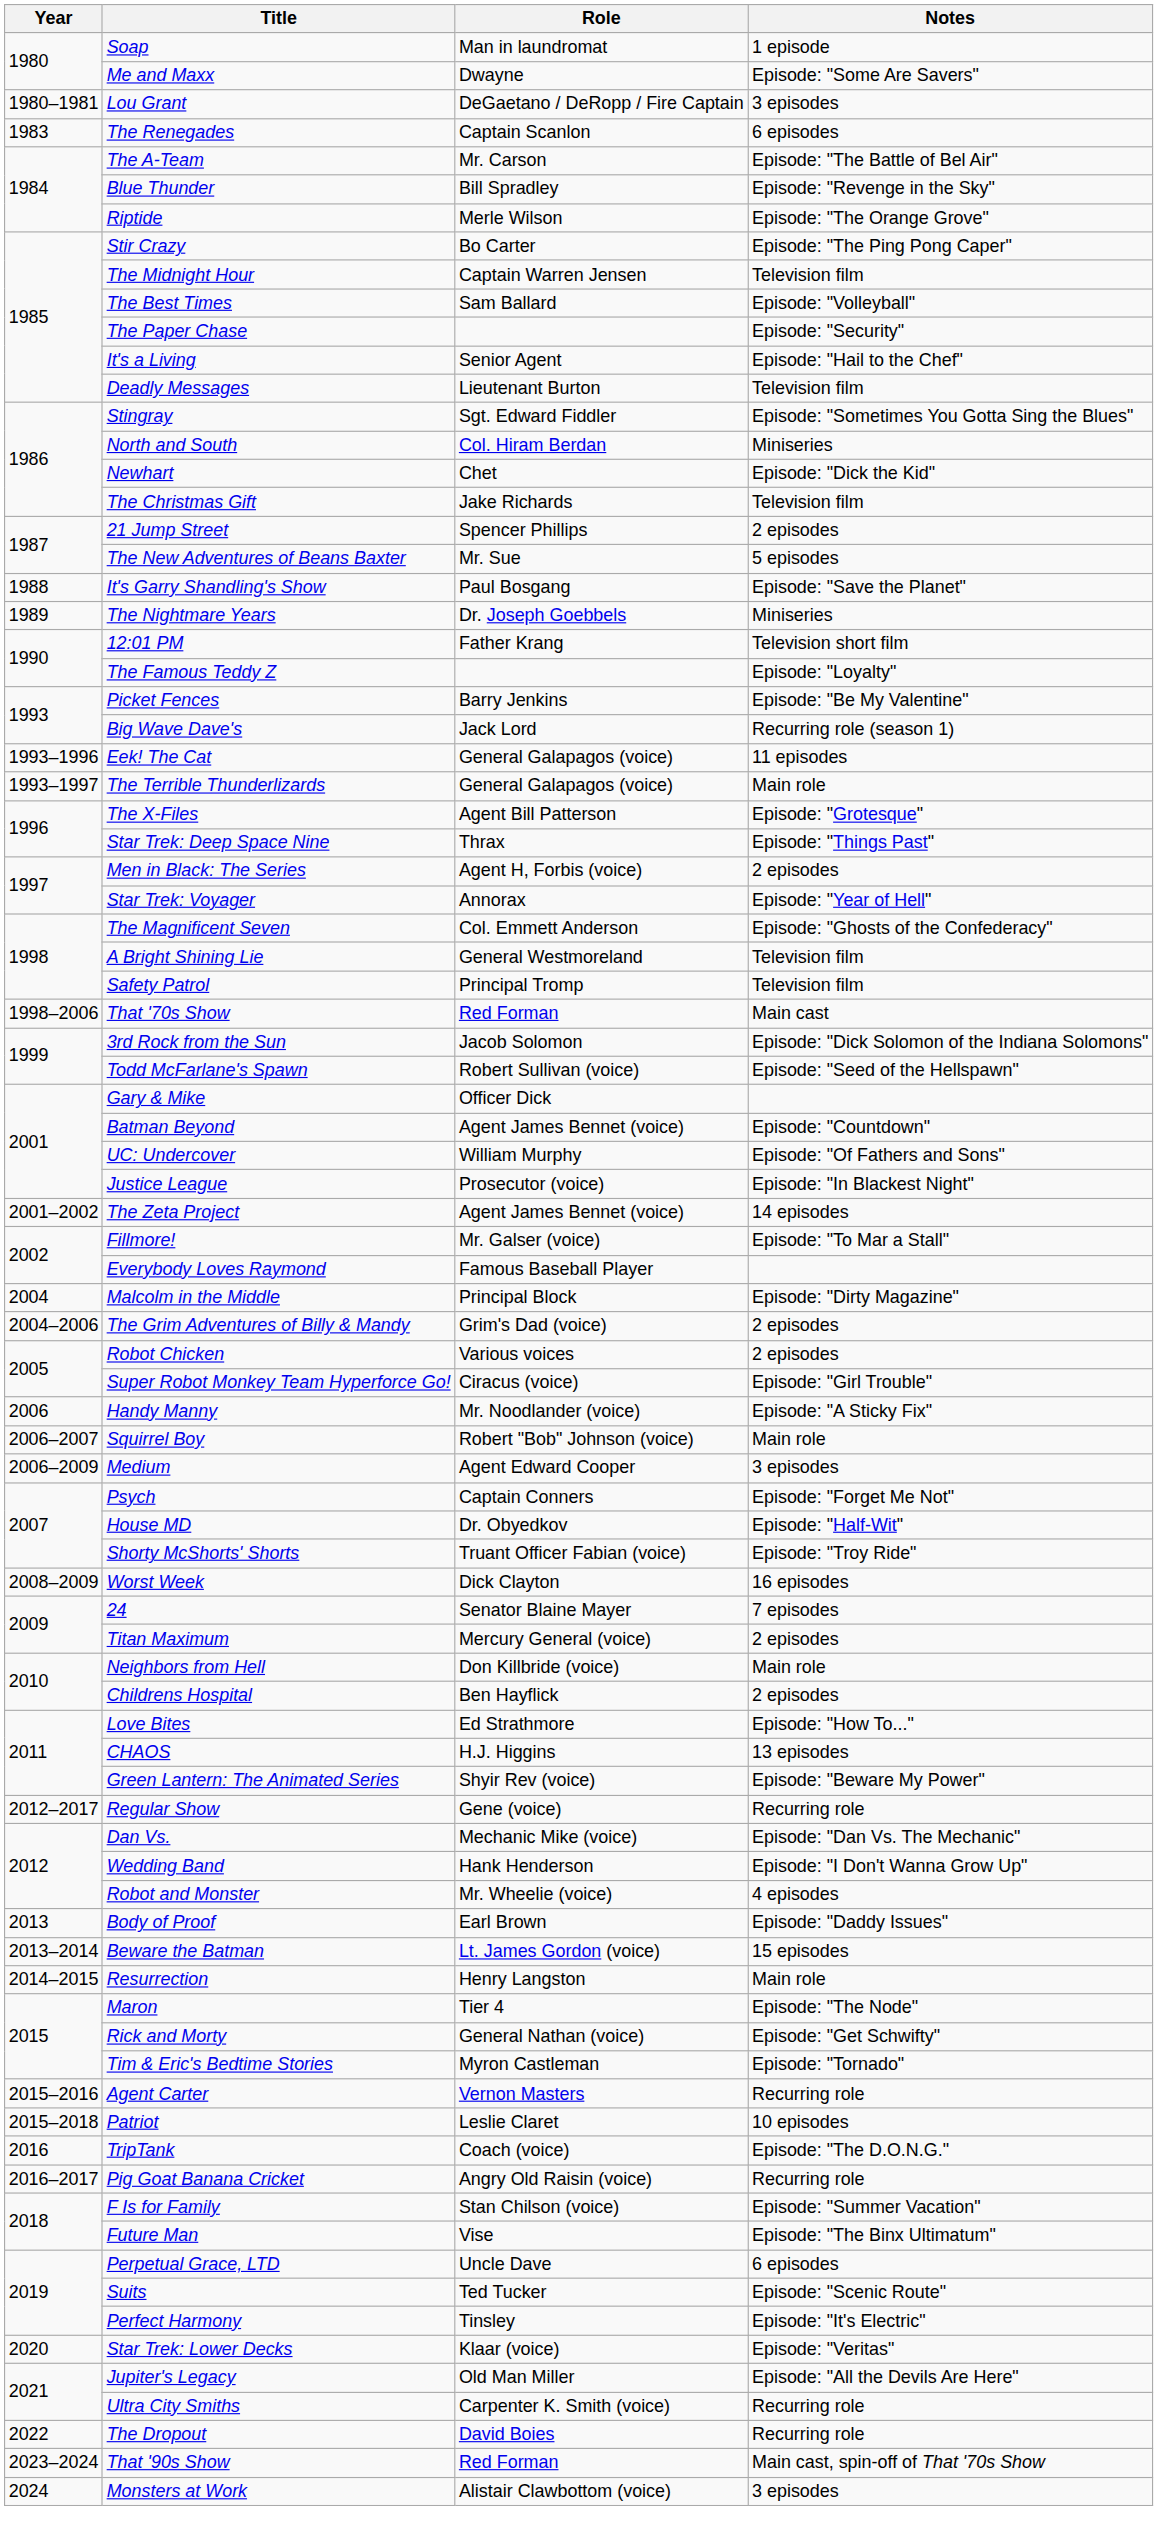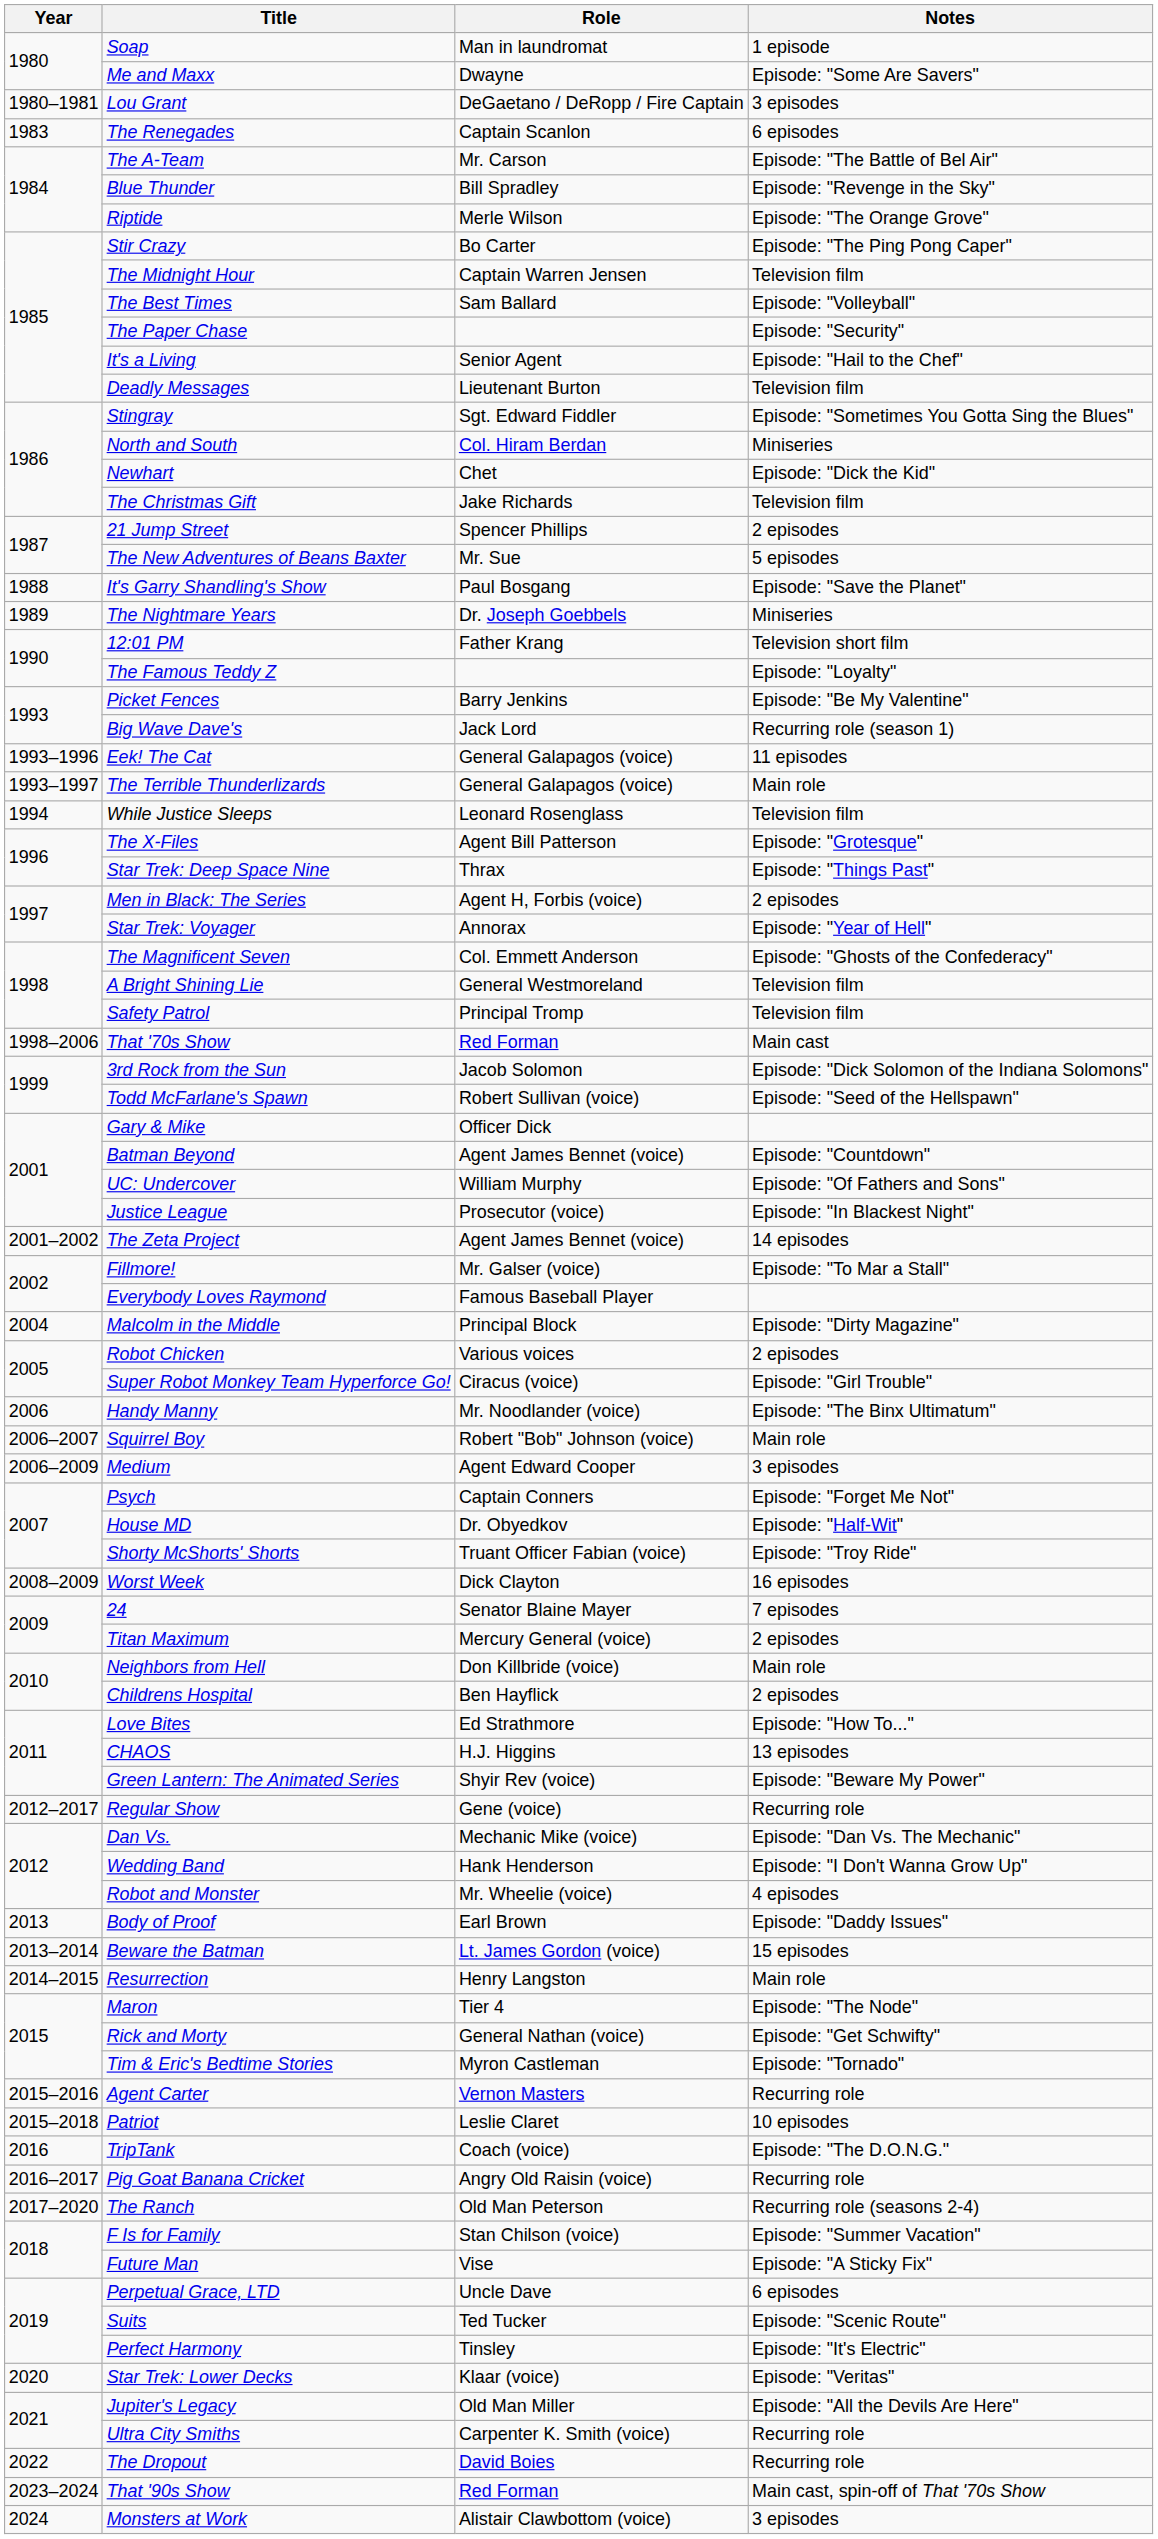+ row: (189, 814)
- row: (258, 1326)
(842, 1411) Episode: "A Sticky Fix" -> (874, 1411) Episode: "The Binx Ultimatum"
+ row: (150, 2207)
(874, 2235) Episode: "The Binx Ultimatum" -> (842, 2263) Episode: "A Sticky Fix"
